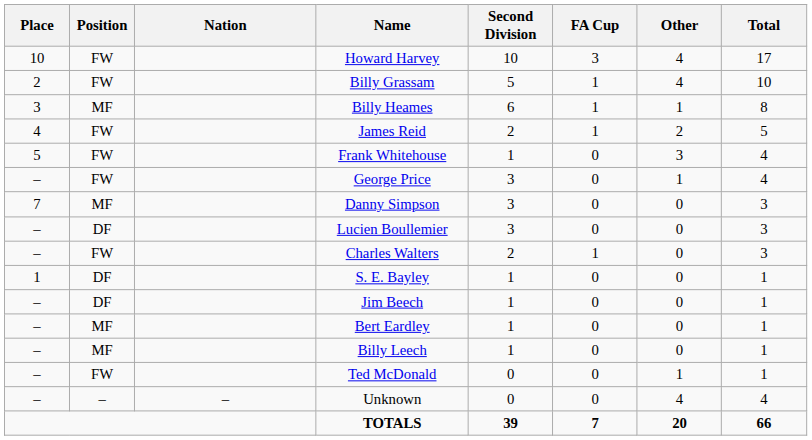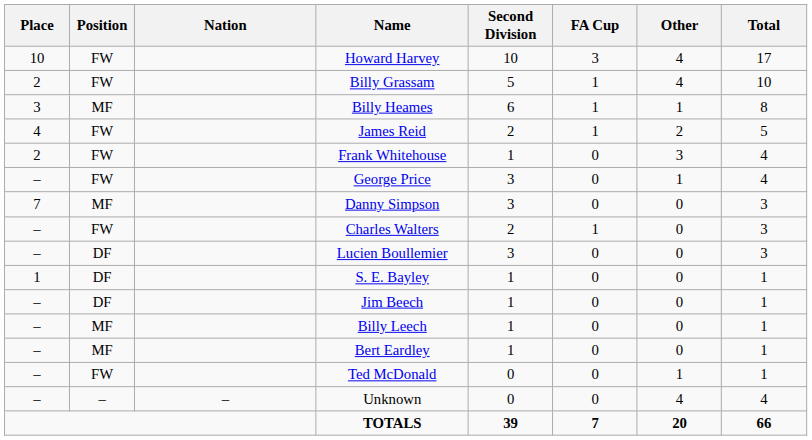(37, 155) 5 -> (37, 155) 2
rows swapped: (392, 253) <-> (392, 228)
rows swapped: (392, 350) <-> (392, 326)
